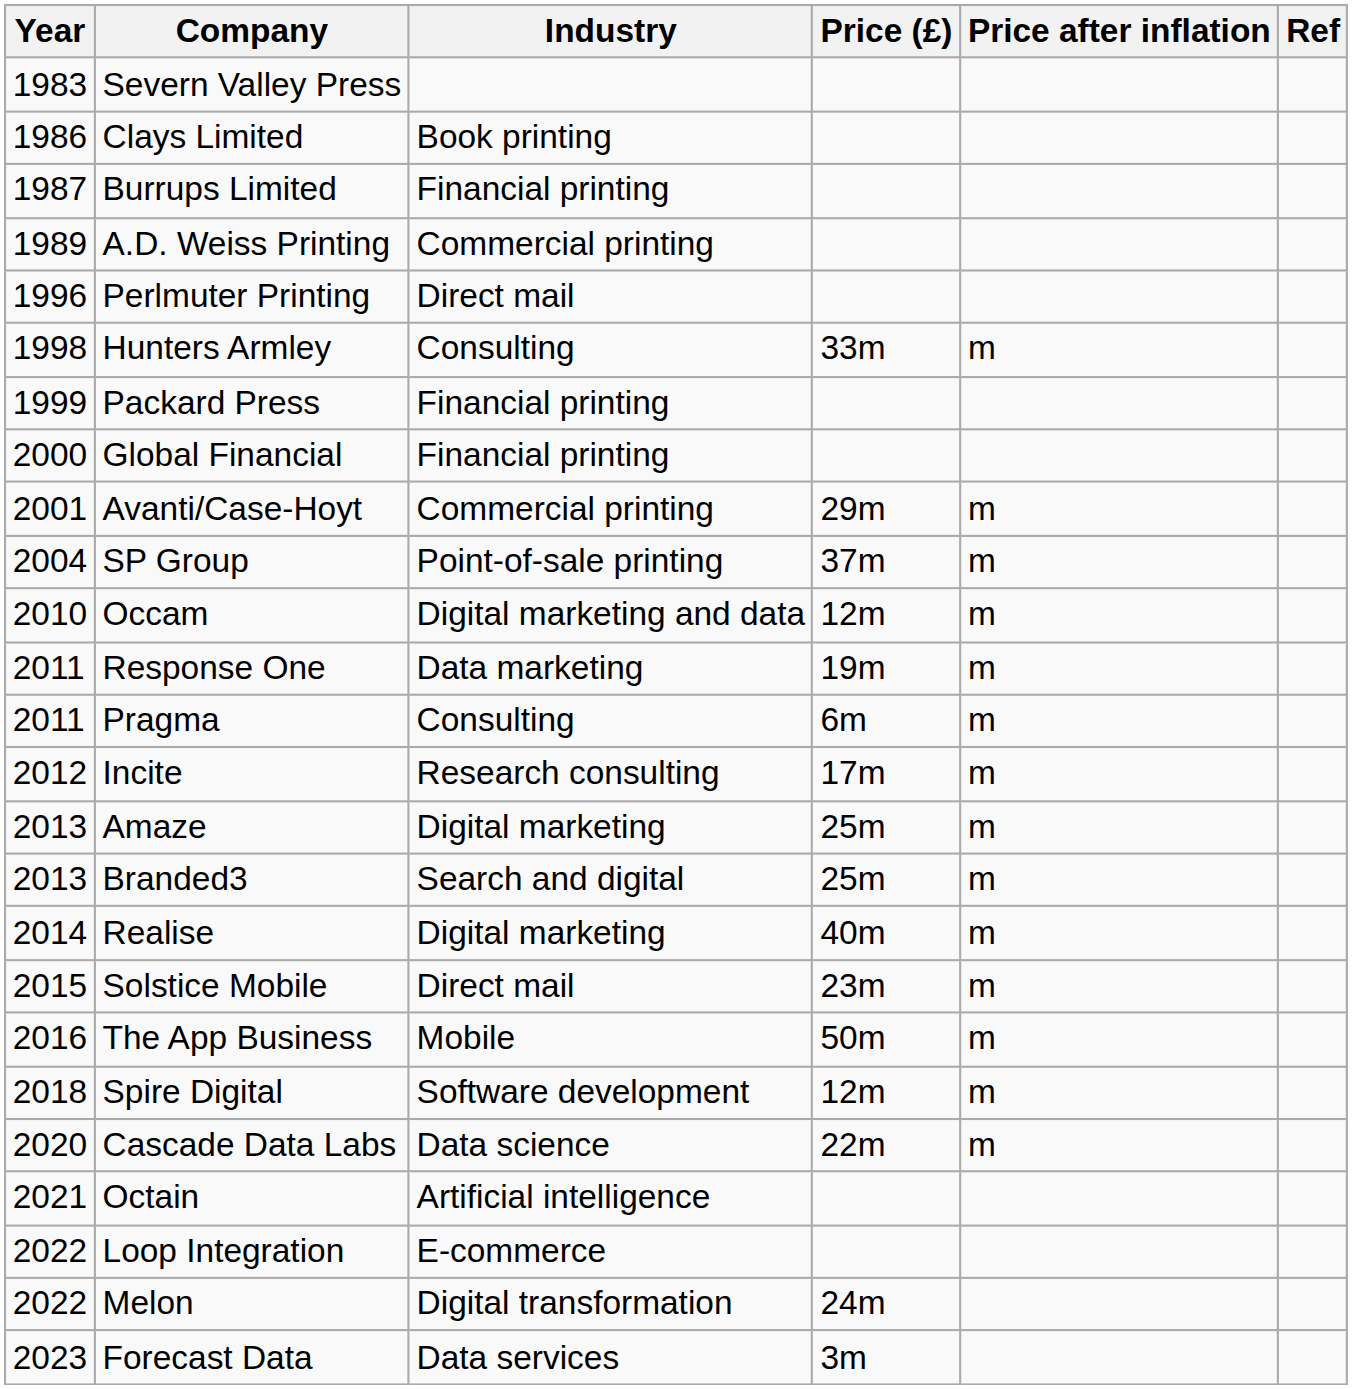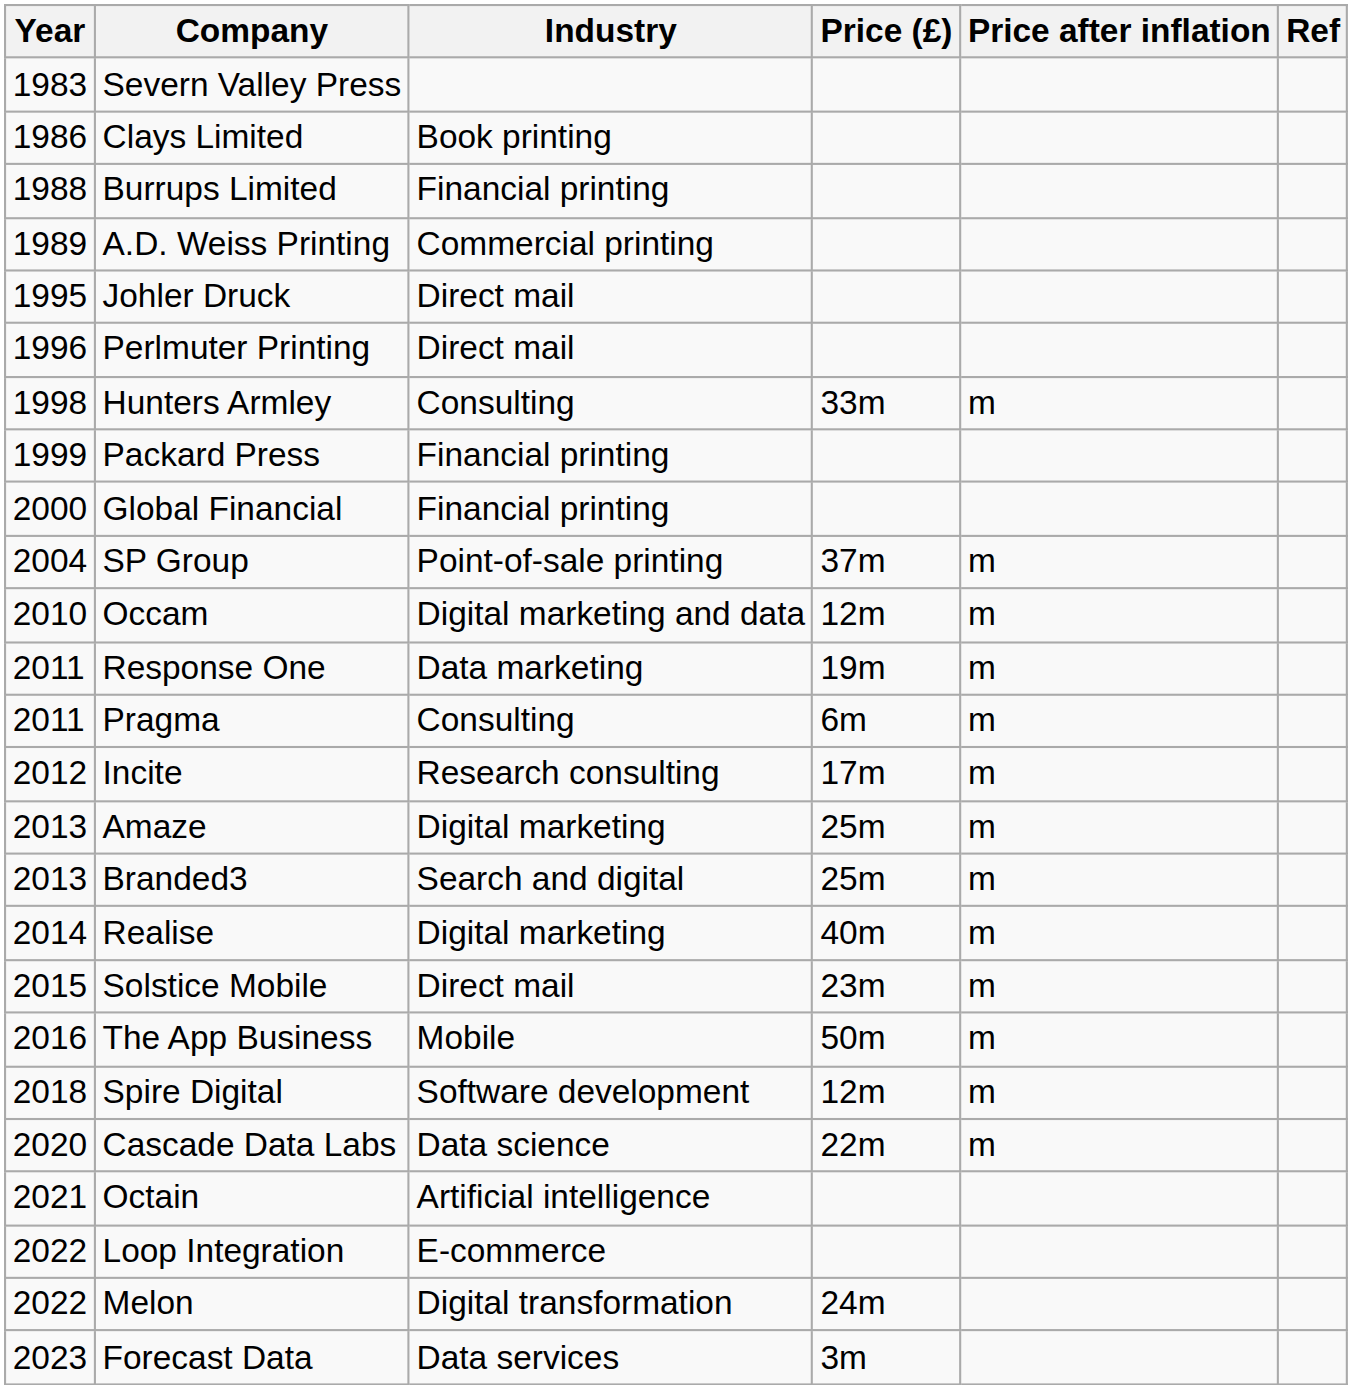(50, 190) 1987 -> (50, 190) 1988
+ row: (196, 296)
- row: (232, 508)
